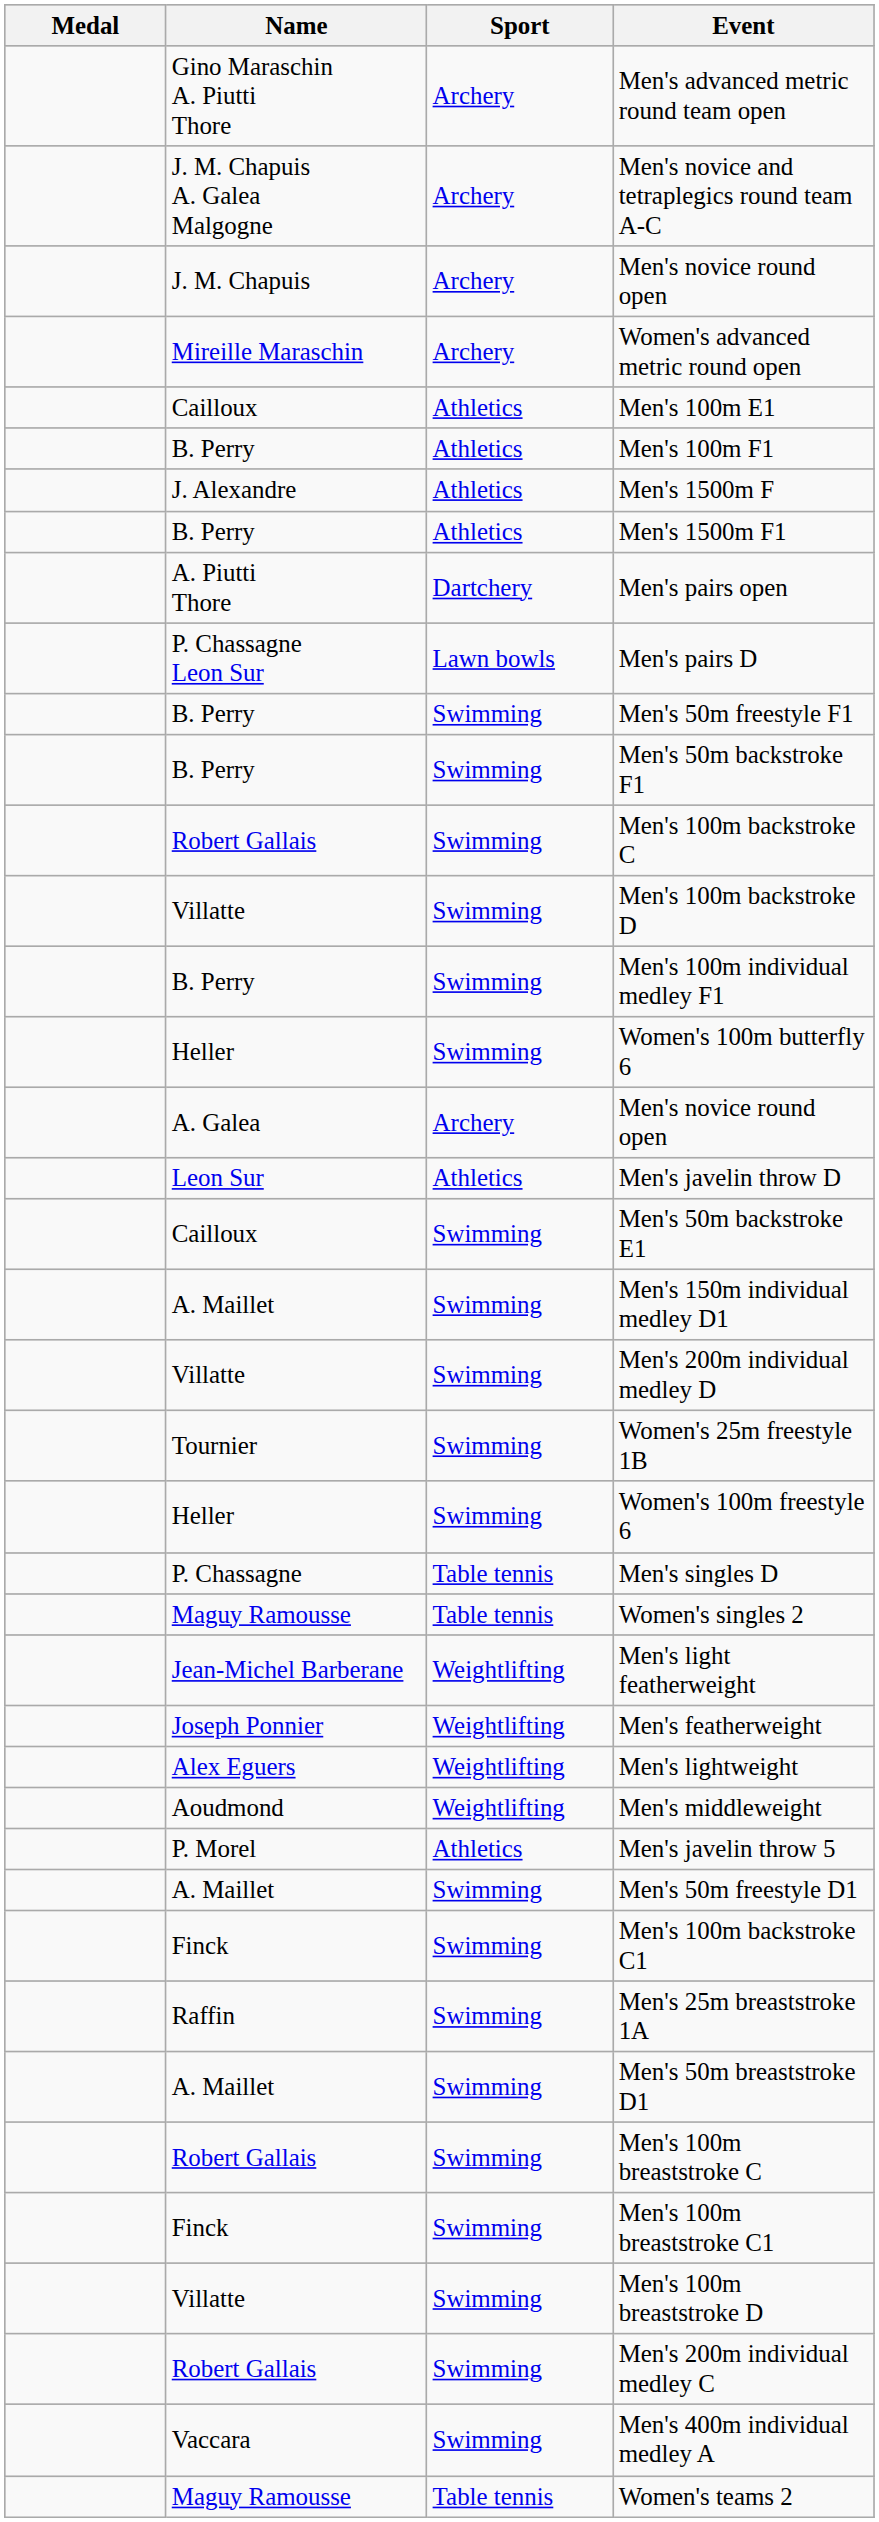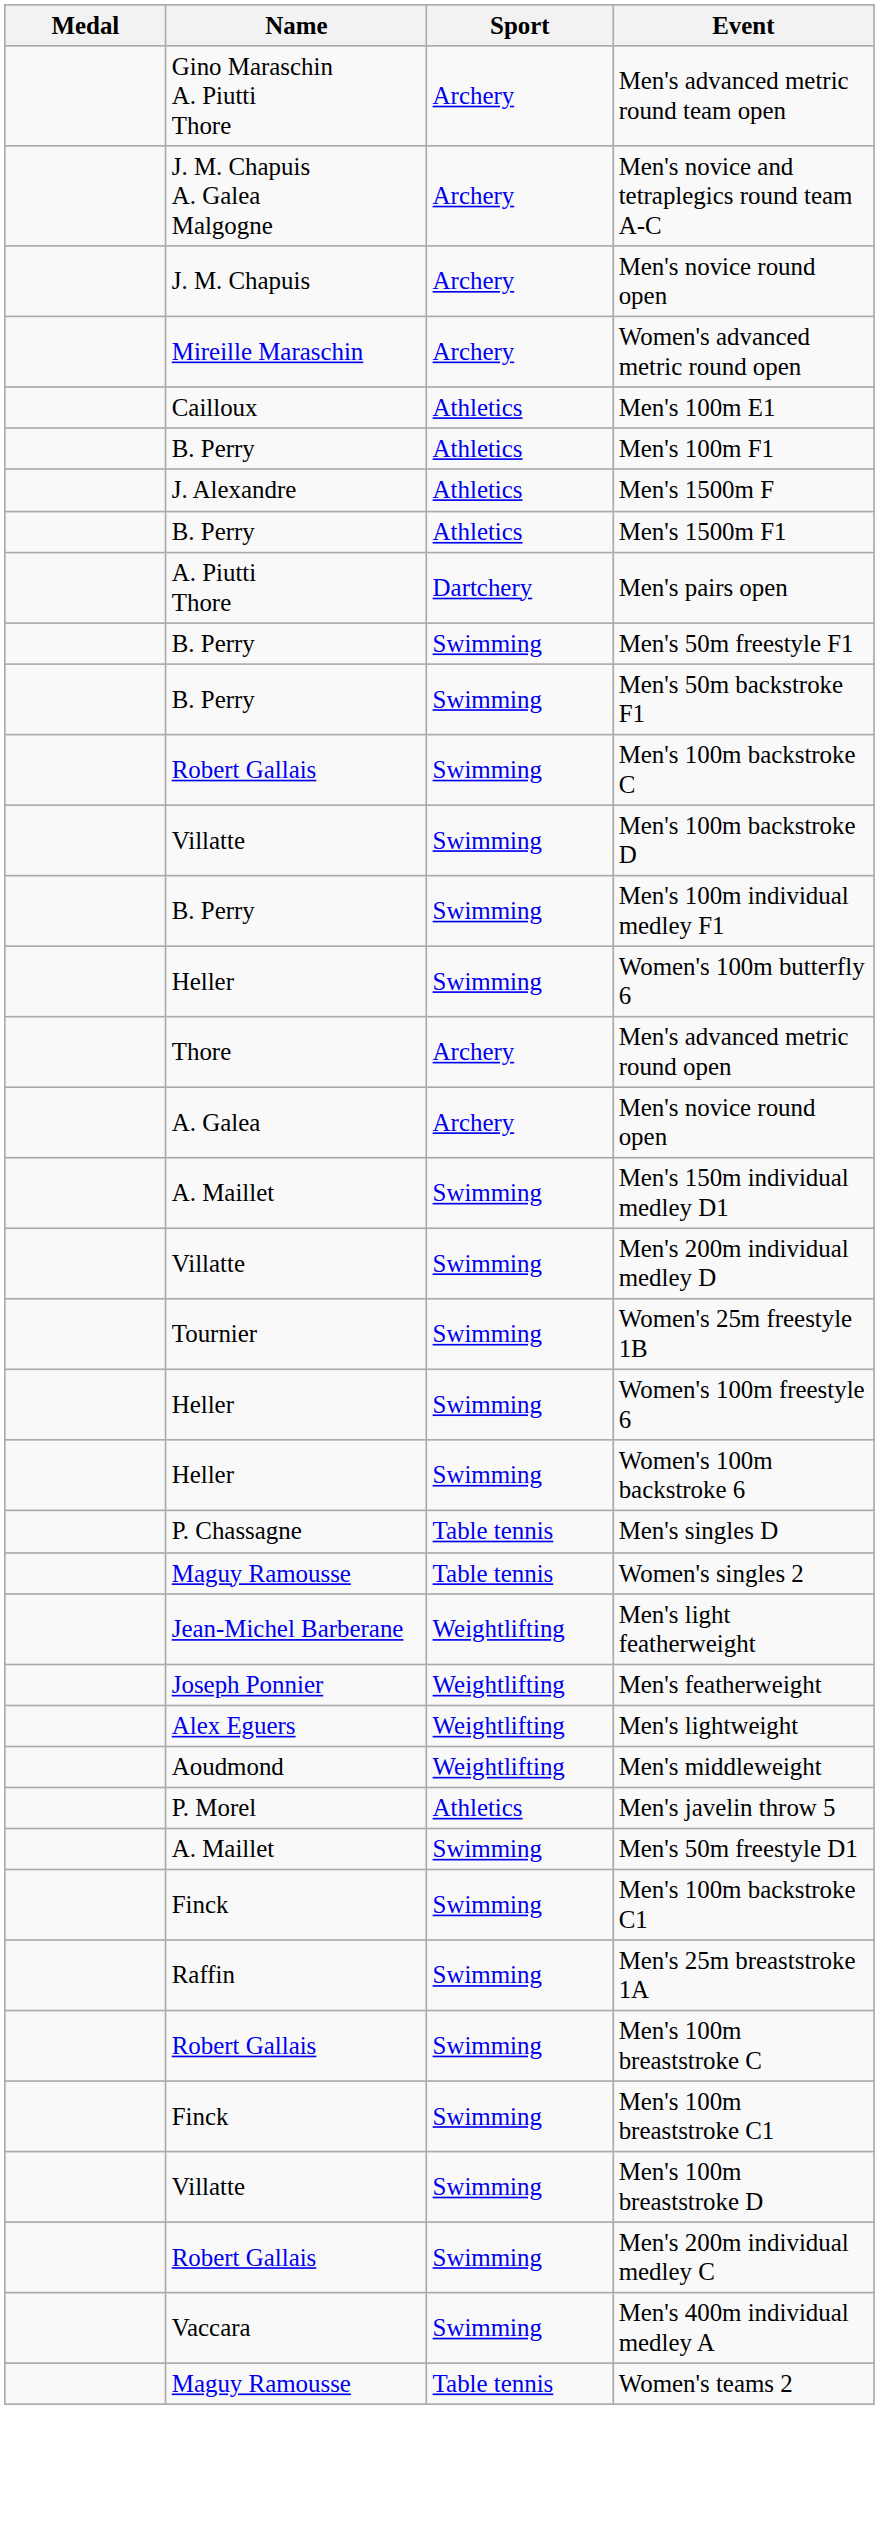- row: (237, 657)
+ row: (201, 1051)
- row: (218, 1178)
- row: (215, 1234)
+ row: (203, 1475)
- row: (223, 2086)
